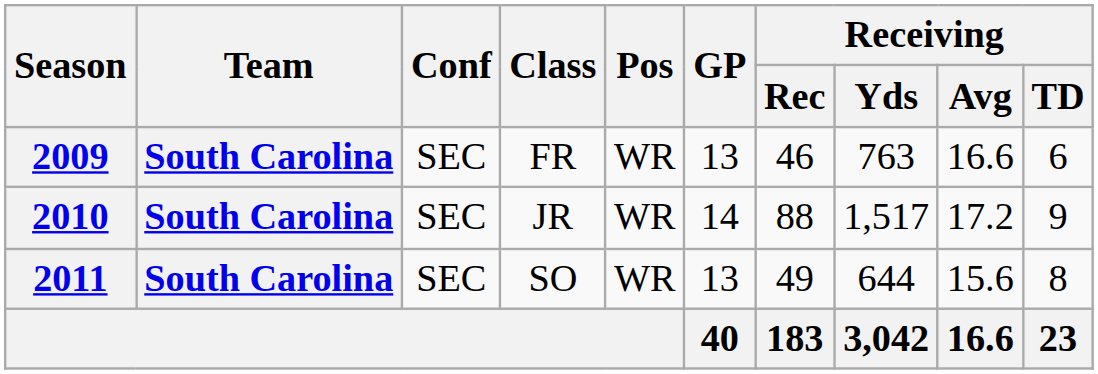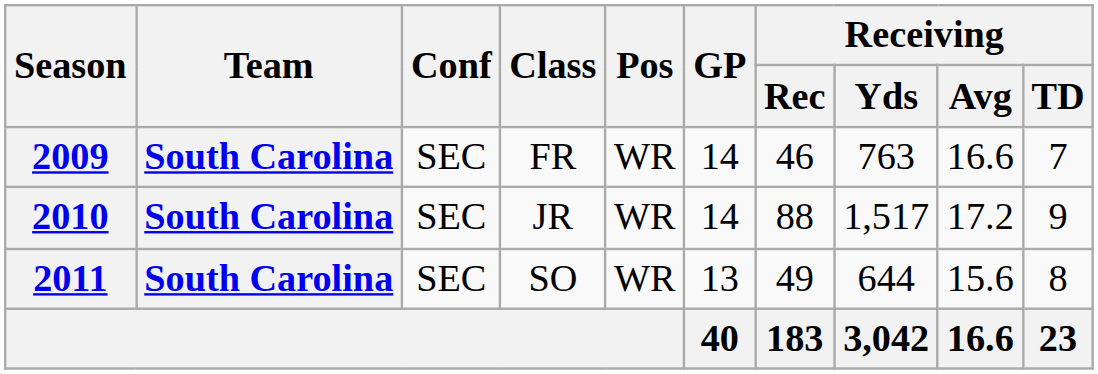(720, 156) 13 -> (720, 156) 14
(1058, 156) 6 -> (1058, 156) 7
